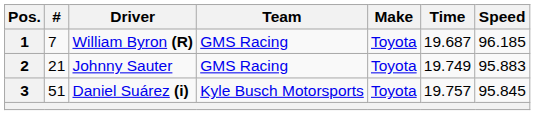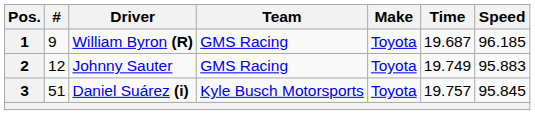(52, 42) 7 -> (52, 42) 9
(57, 66) 21 -> (57, 66) 12
